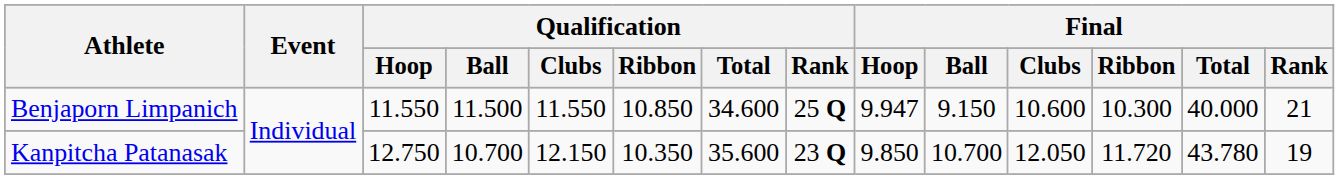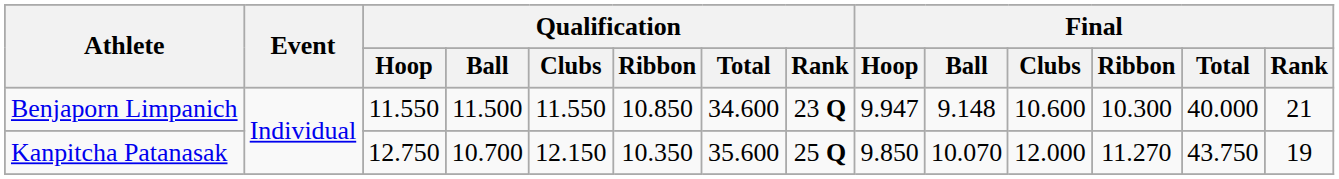(820, 109) 25 Q -> (820, 109) 23 Q
(967, 109) 9.150 -> (967, 109) 9.148
(820, 152) 23 Q -> (820, 152) 25 Q
(967, 152) 10.700 -> (967, 152) 10.070
(1050, 152) 12.050 -> (1050, 152) 12.000
(1136, 152) 11.720 -> (1136, 152) 11.270
(1223, 152) 43.780 -> (1223, 152) 43.750
